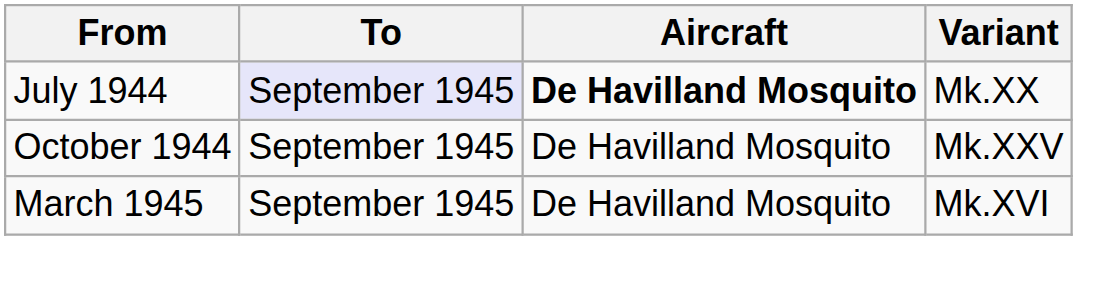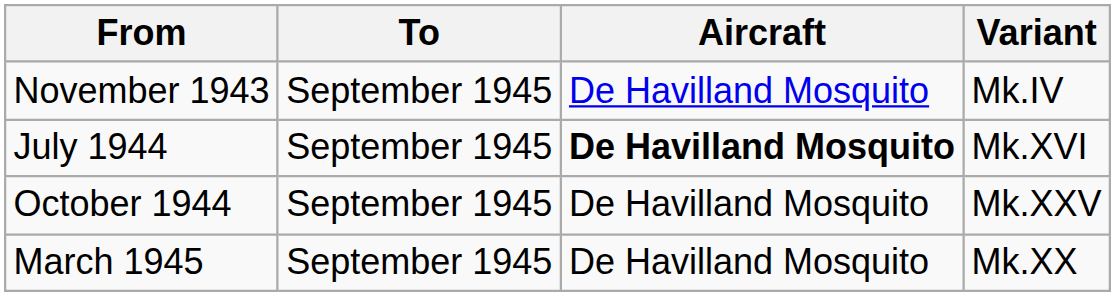+ row: (141, 90)
(381, 90) lavender background -> (419, 147) no background
(987, 90) Mk.XX -> (1030, 147) Mk.XVI
(992, 204) Mk.XVI -> (1025, 261) Mk.XX
